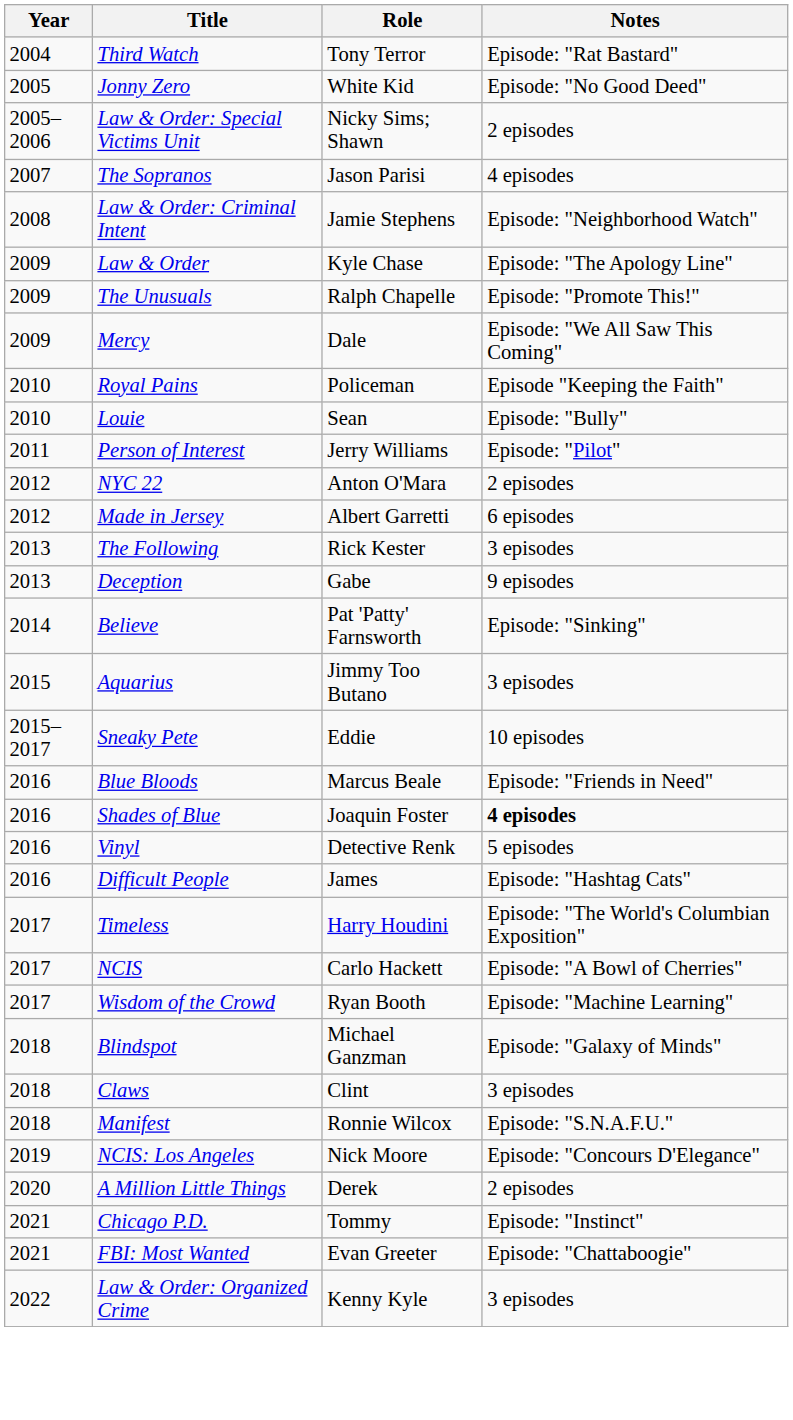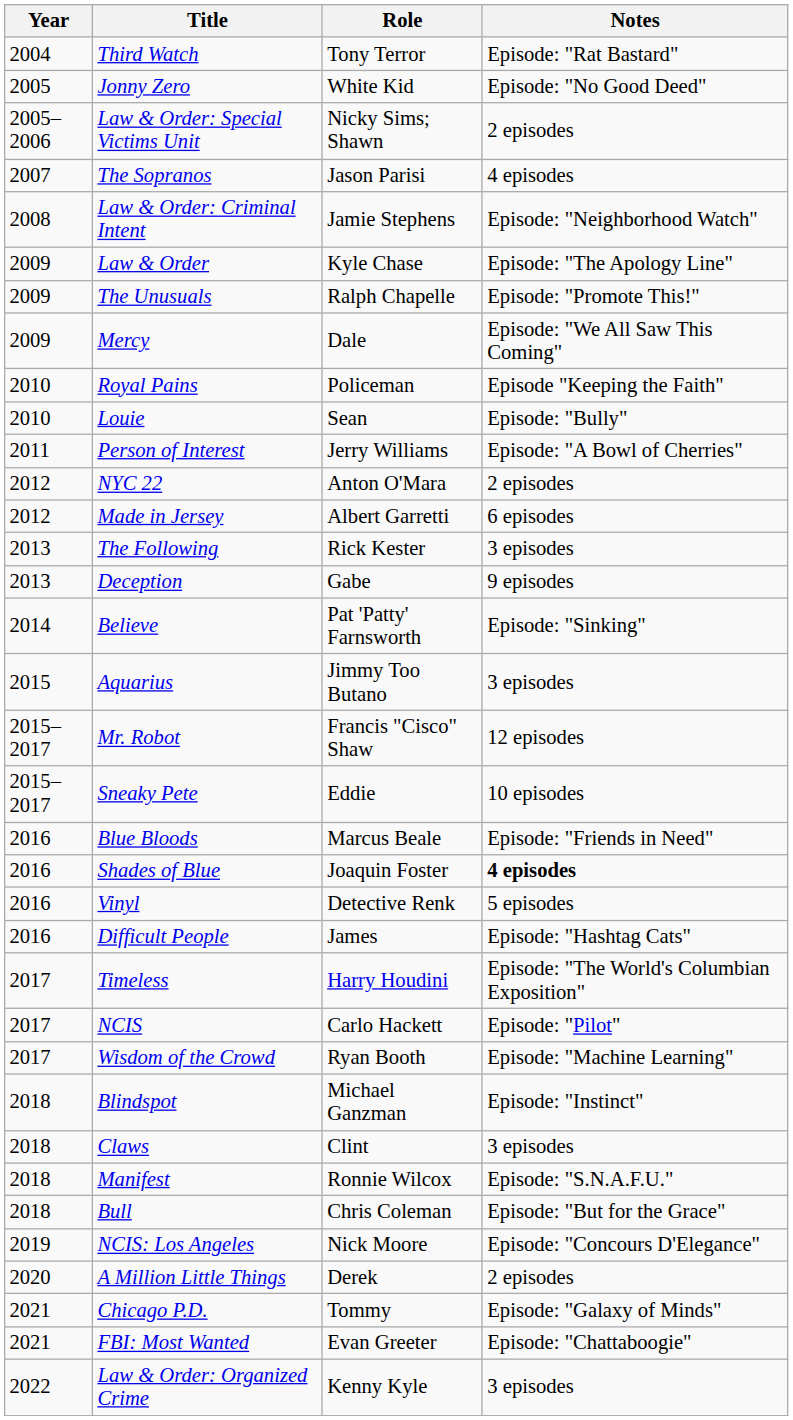(554, 450) Episode: "Pilot" -> (615, 450) Episode: "A Bowl of Cherries"
+ row: (139, 737)
(615, 969) Episode: "A Bowl of Cherries" -> (554, 1024) Episode: "Pilot"
(604, 1046) Episode: "Galaxy of Minds" -> (565, 1102) Episode: "Instinct"
+ row: (115, 1211)
(565, 1221) Episode: "Instinct" -> (604, 1310) Episode: "Galaxy of Minds"
